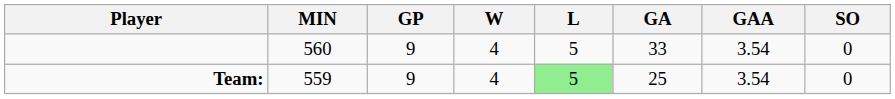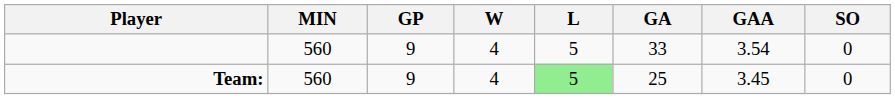(318, 78) 559 -> (318, 78) 560
(753, 78) 3.54 -> (753, 78) 3.45
